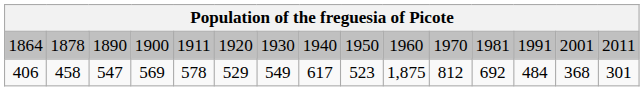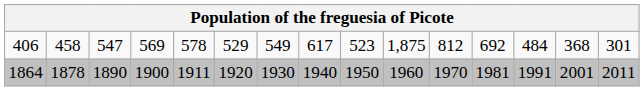rows swapped: (26, 45) <-> (26, 72)
